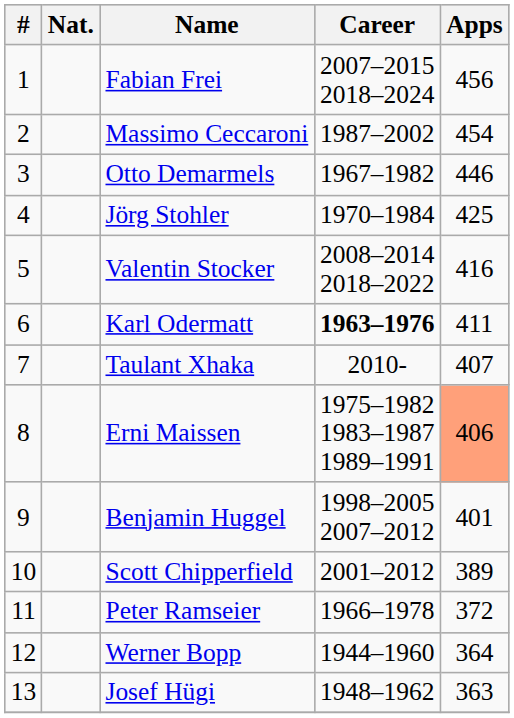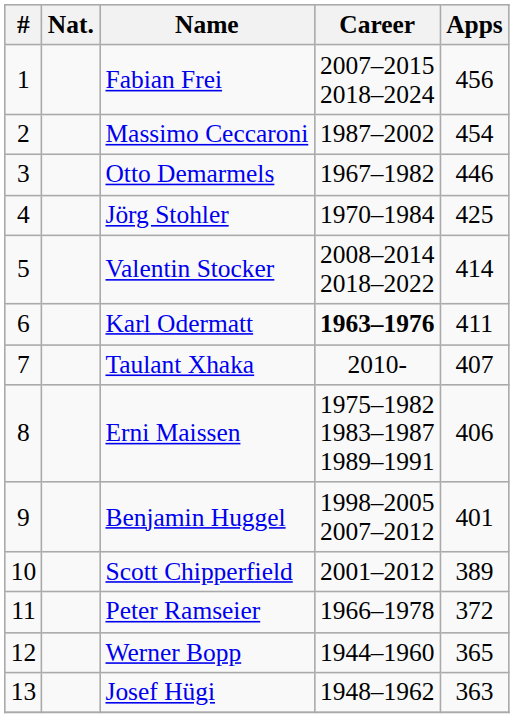(474, 269) 416 -> (474, 269) 414
(474, 433) lightsalmon background -> (474, 433) no background
(474, 651) 364 -> (474, 651) 365
